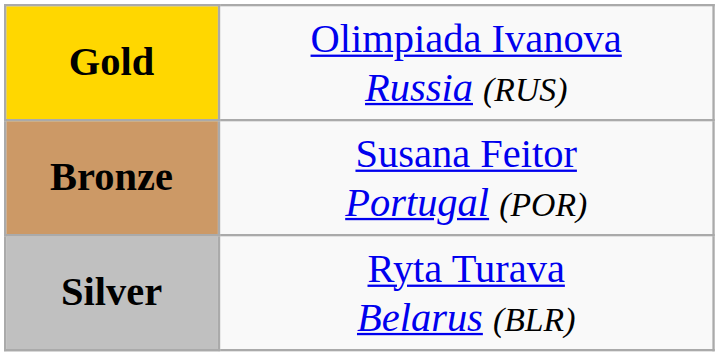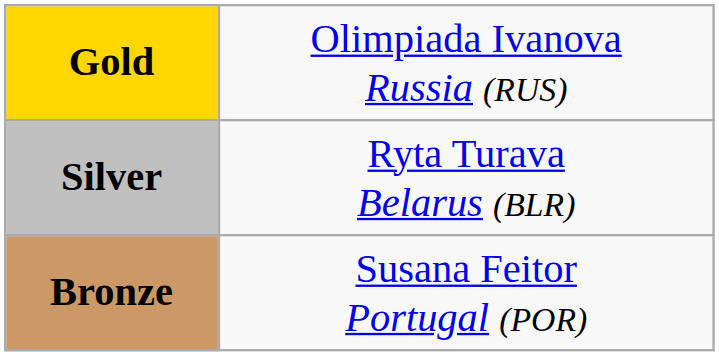rows swapped: (112, 291) <-> (112, 176)
